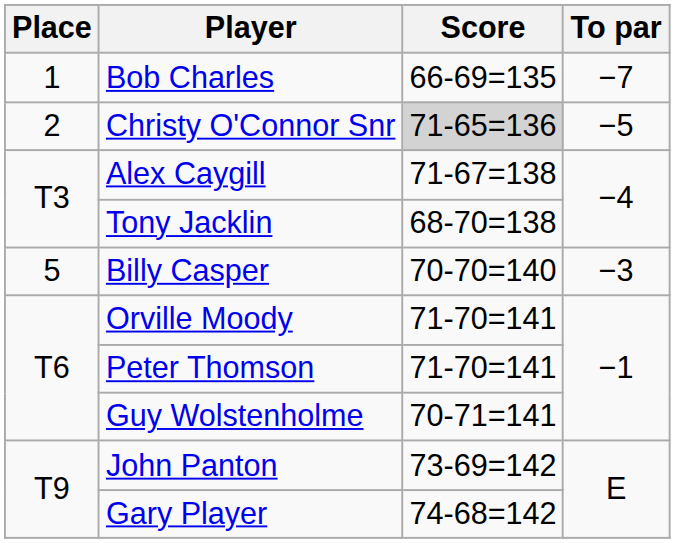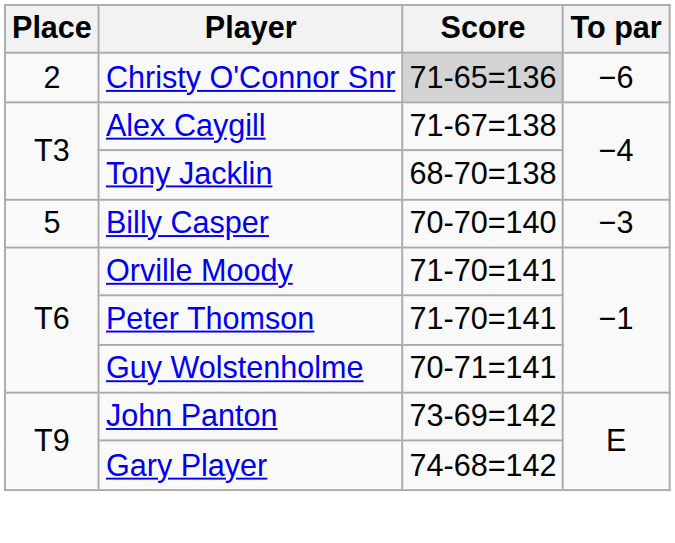- row: (190, 77)
(616, 125) −5 -> (616, 77) −6
